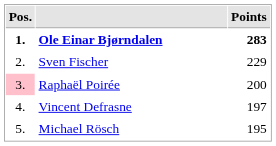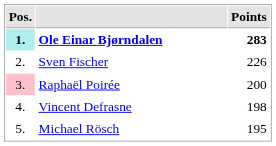(20, 39) no background -> (20, 39) paleturquoise background
(257, 62) 229 -> (257, 62) 226
(257, 106) 197 -> (257, 106) 198
